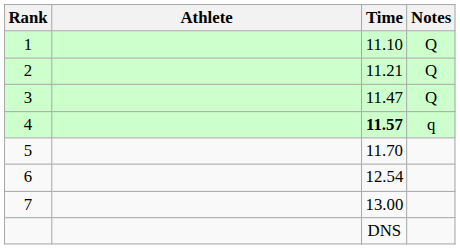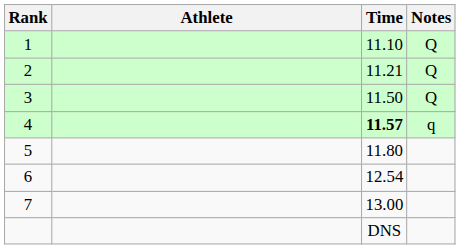(384, 97) 11.47 -> (384, 97) 11.50
(384, 151) 11.70 -> (384, 151) 11.80
